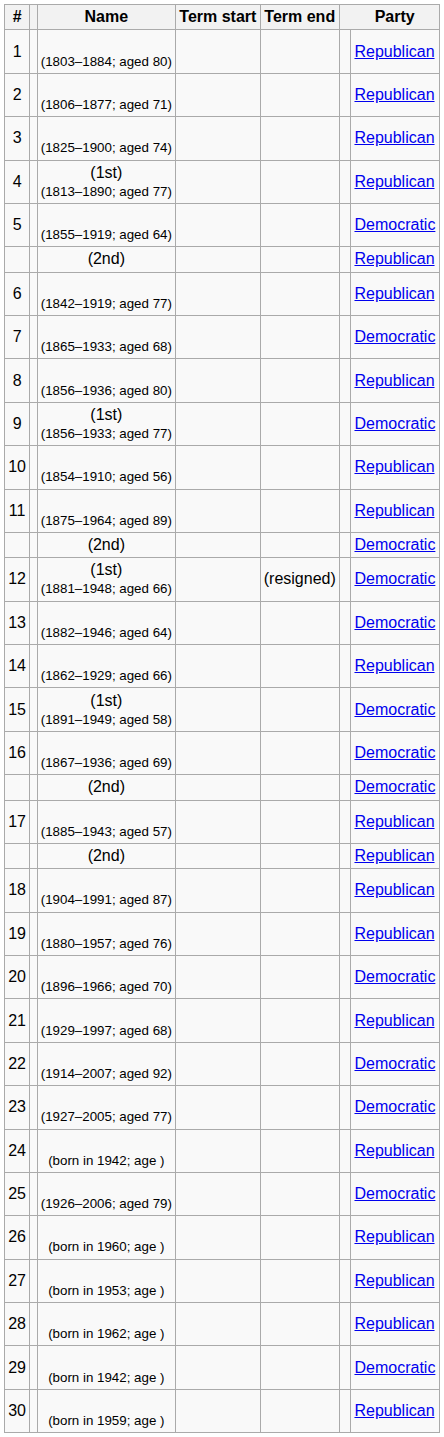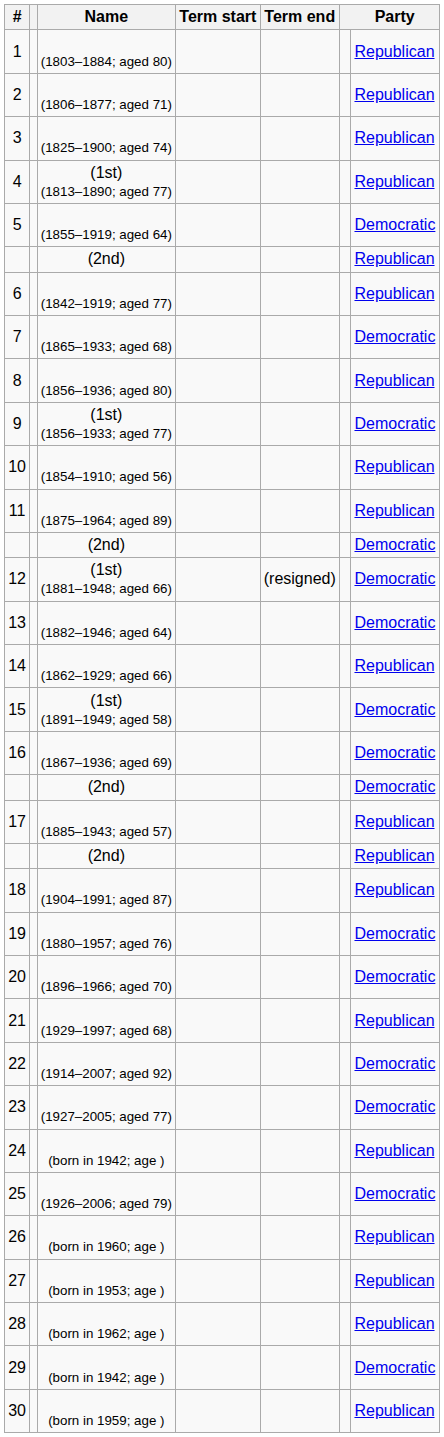(394, 933) Republican -> (395, 933) Democratic
